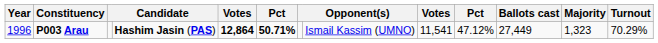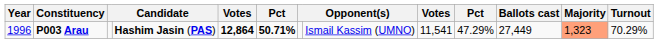(475, 30) 47.12% -> (475, 30) 47.29%
(578, 30) no background -> (578, 30) lightsalmon background
